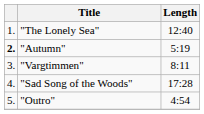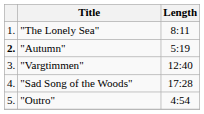(180, 30) 12:40 -> (180, 30) 8:11
(180, 65) 8:11 -> (180, 65) 12:40
